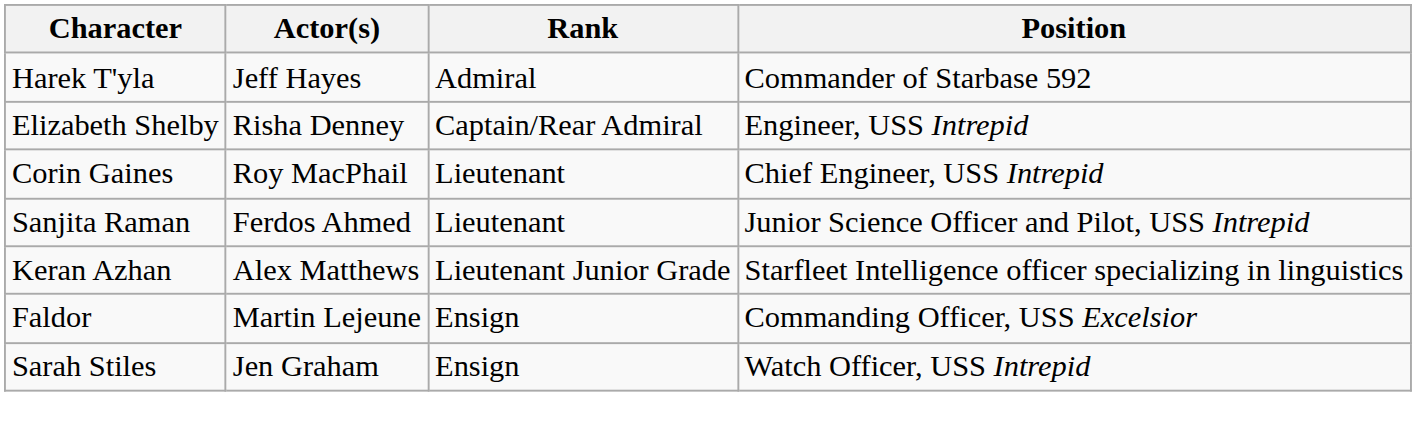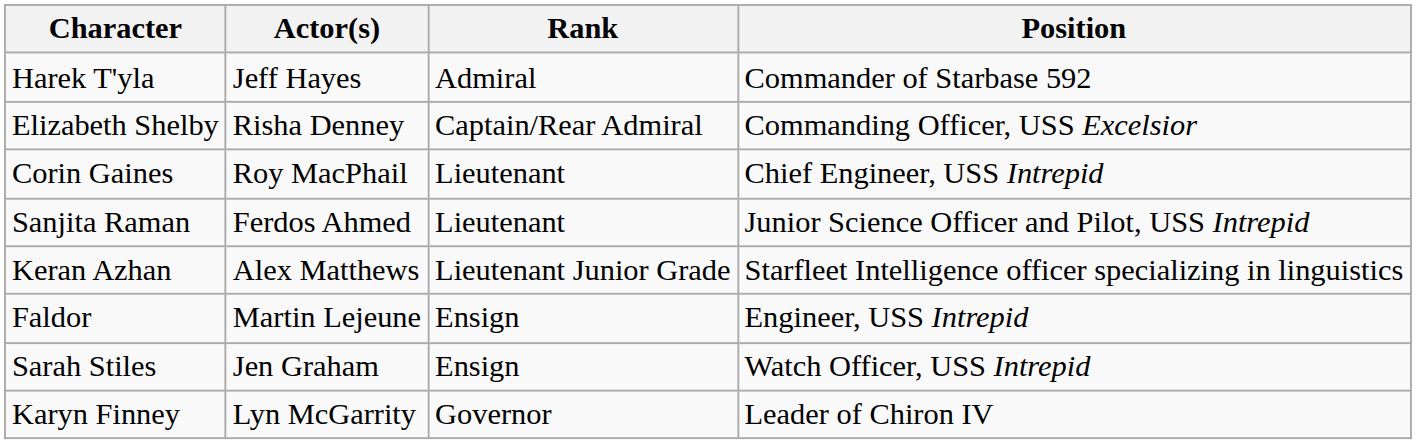(886, 125) Engineer, USS Intrepid -> (971, 125) Commanding Officer, USS Excelsior
(971, 317) Commanding Officer, USS Excelsior -> (886, 317) Engineer, USS Intrepid
+ row: (96, 414)
